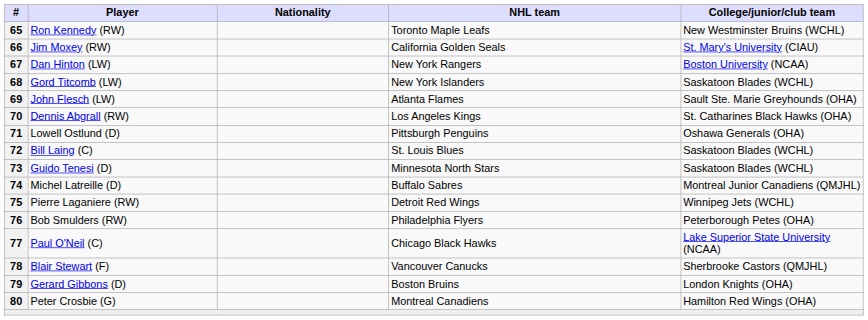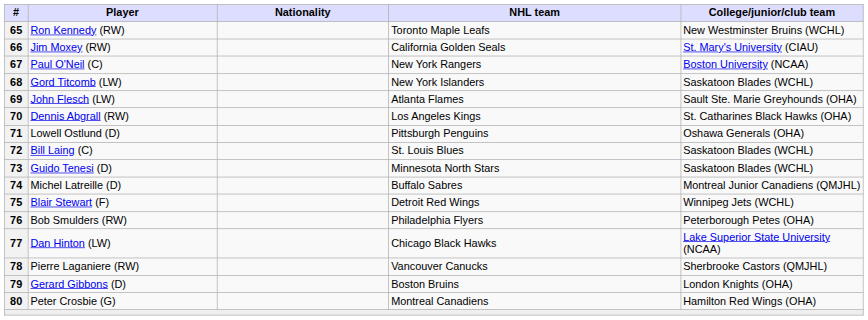(71, 64) Dan Hinton (LW) -> (67, 64) Paul O'Neil (C)
(85, 202) Pierre Laganiere (RW) -> (70, 202) Blair Stewart (F)
(67, 243) Paul O'Neil (C) -> (71, 243) Dan Hinton (LW)
(70, 266) Blair Stewart (F) -> (85, 266) Pierre Laganiere (RW)
